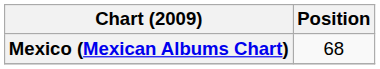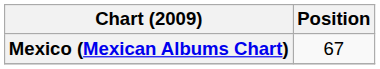(334, 48) 68 -> (334, 48) 67
